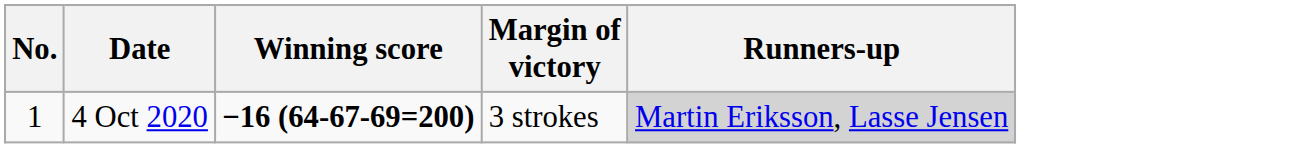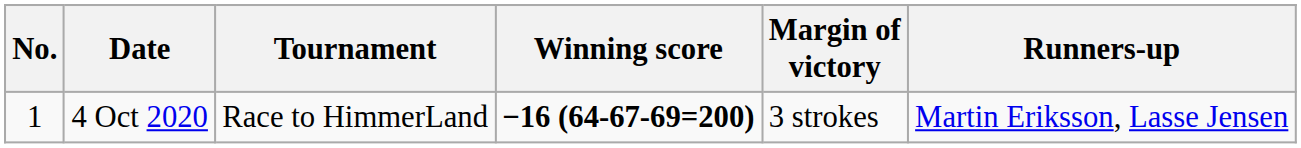+ column: (355, 48)
(822, 116) lightgrey background -> (1102, 116) no background
